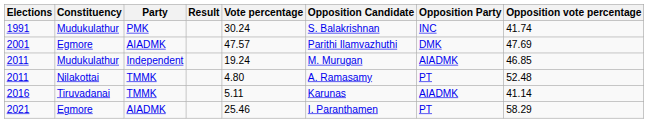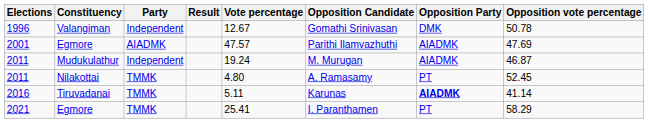- row: (18, 28)
+ row: (18, 28)
(430, 45) DMK -> (439, 45) AIADMK
(519, 61) 46.85 -> (519, 61) 46.87
(519, 77) 52.48 -> (519, 77) 52.45
(439, 93) normal -> (439, 93) bold
(146, 110) AIADMK -> (142, 110) TMMK
(237, 110) 25.46 -> (237, 110) 25.41
